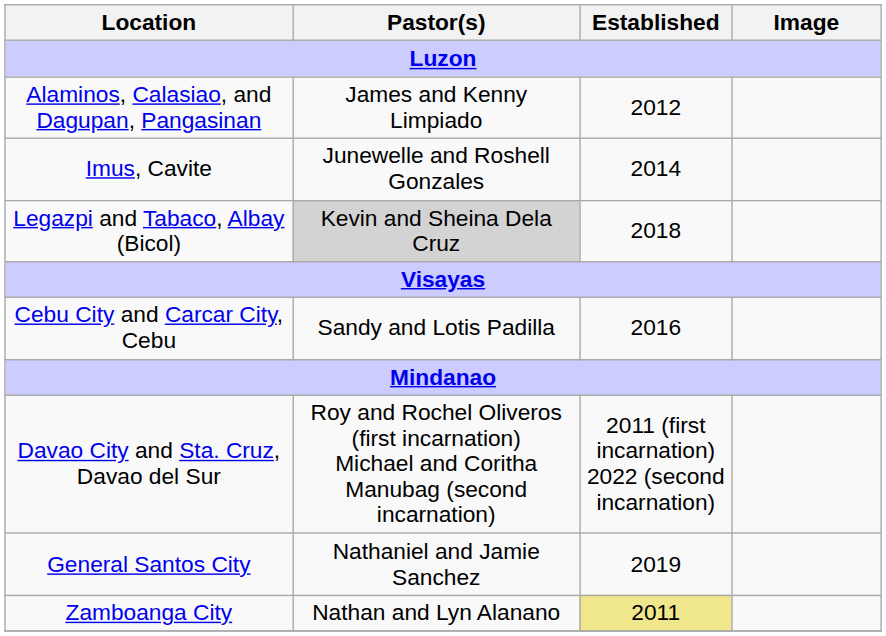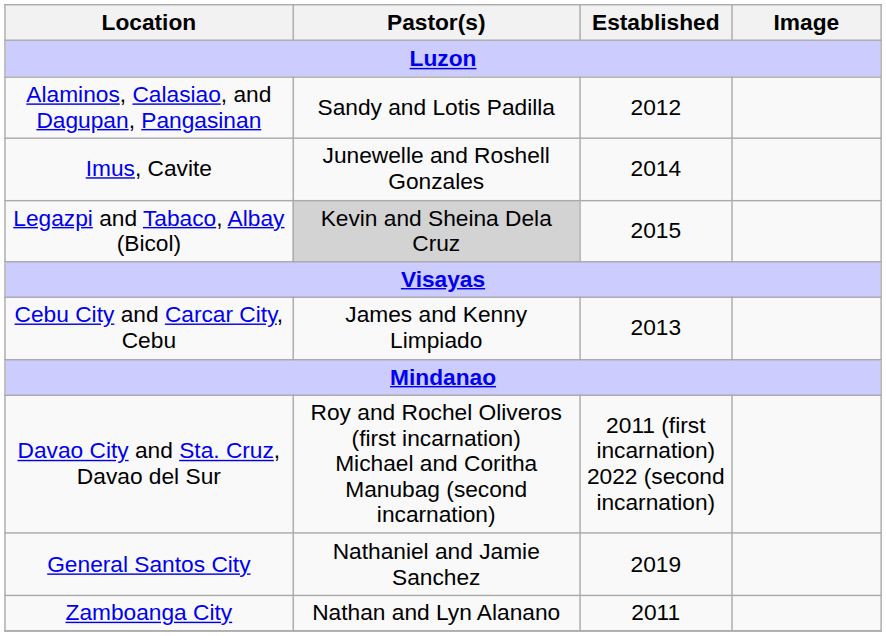(436, 107) James and Kenny Limpiado -> (436, 107) Sandy and Lotis Padilla
(656, 230) 2018 -> (656, 230) 2015
(436, 328) Sandy and Lotis Padilla -> (436, 328) James and Kenny Limpiado
(656, 328) 2016 -> (656, 328) 2013
(656, 612) khaki background -> (656, 612) no background
